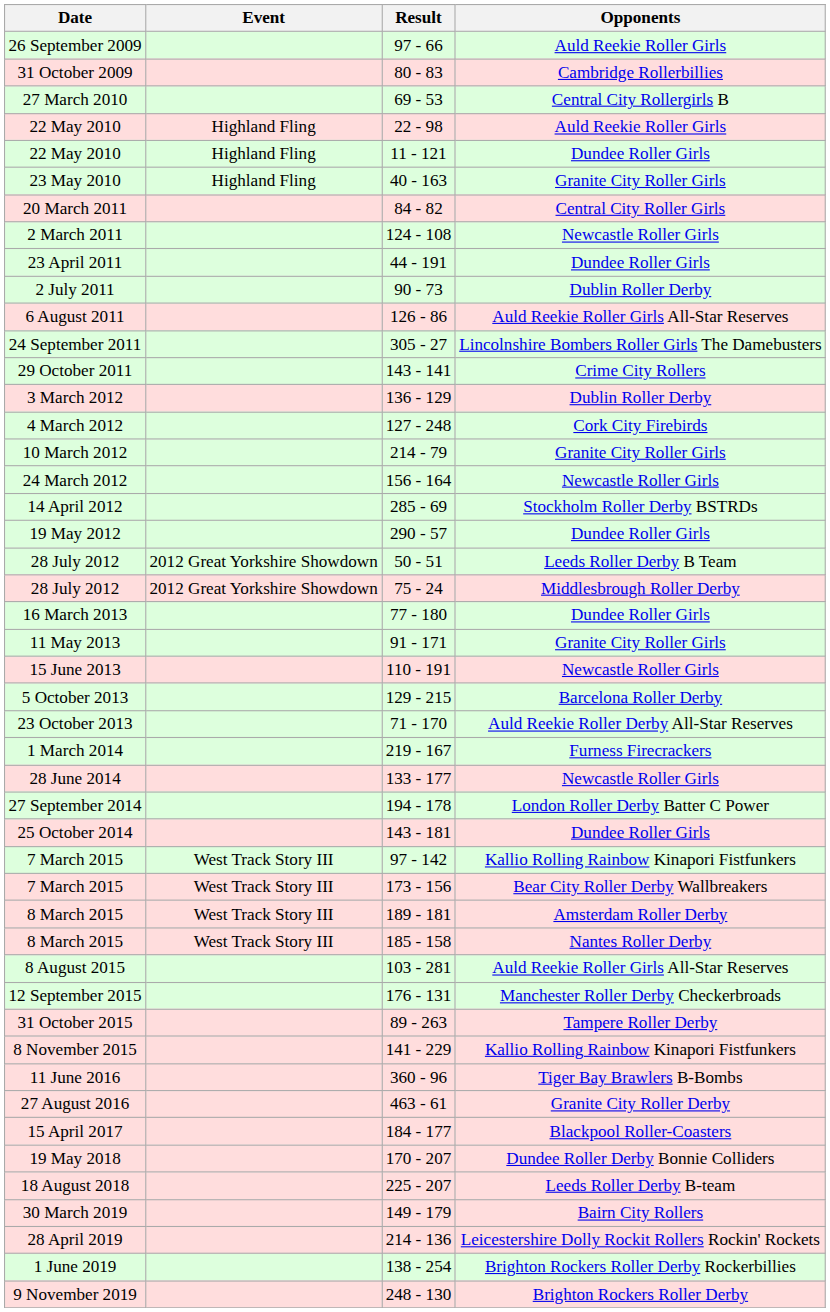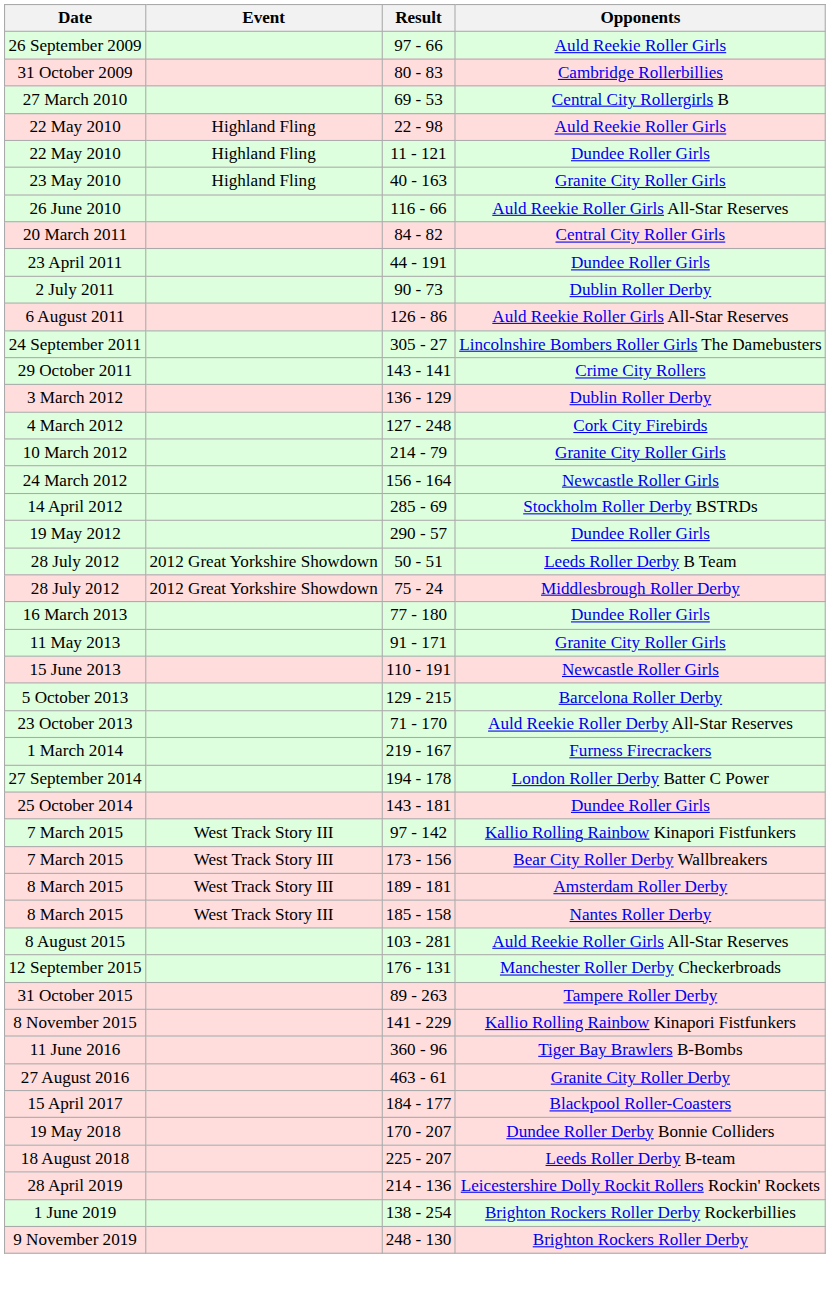+ row: (75, 208)
- row: (75, 235)
- row: (75, 778)
- row: (75, 1212)
